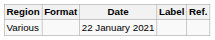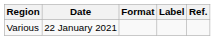columns swapped: (118, 12) <-> (61, 12)
